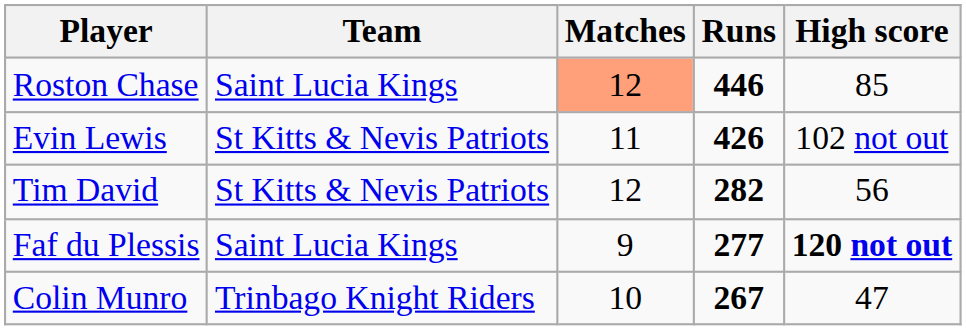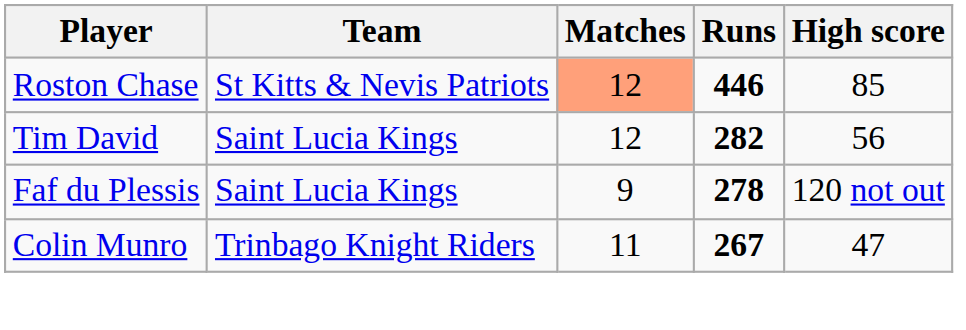(336, 84) Saint Lucia Kings -> (382, 84) St Kitts & Nevis Patriots
- row: (90, 137)
(382, 191) St Kitts & Nevis Patriots -> (336, 137) Saint Lucia Kings
(739, 244) 277 -> (739, 191) 278
(872, 244) bold -> (868, 191) normal
(625, 297) 10 -> (625, 244) 11
